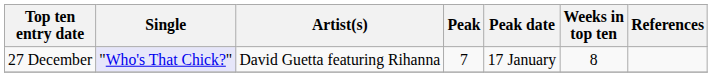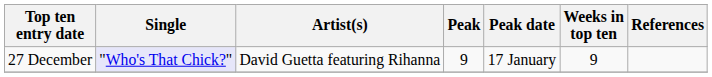(464, 59) 7 -> (464, 59) 9
(594, 59) 8 -> (594, 59) 9
